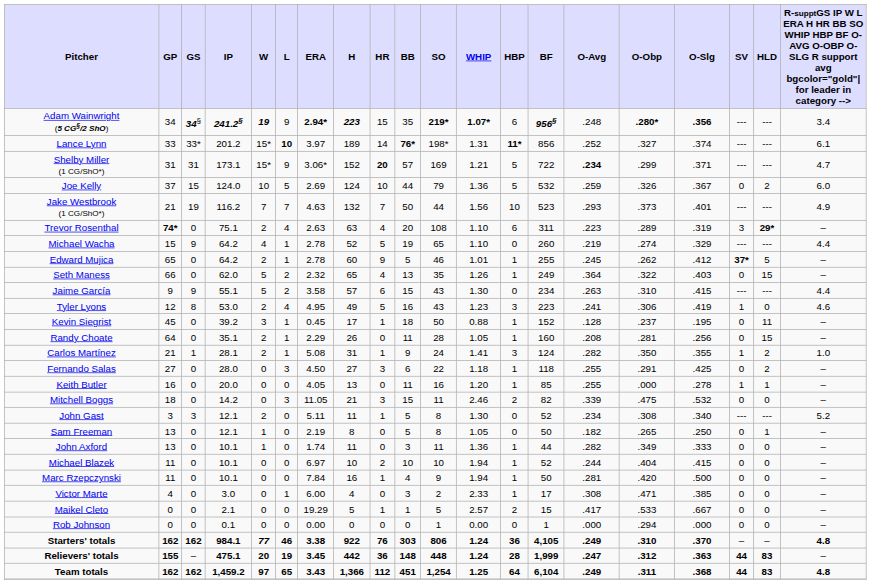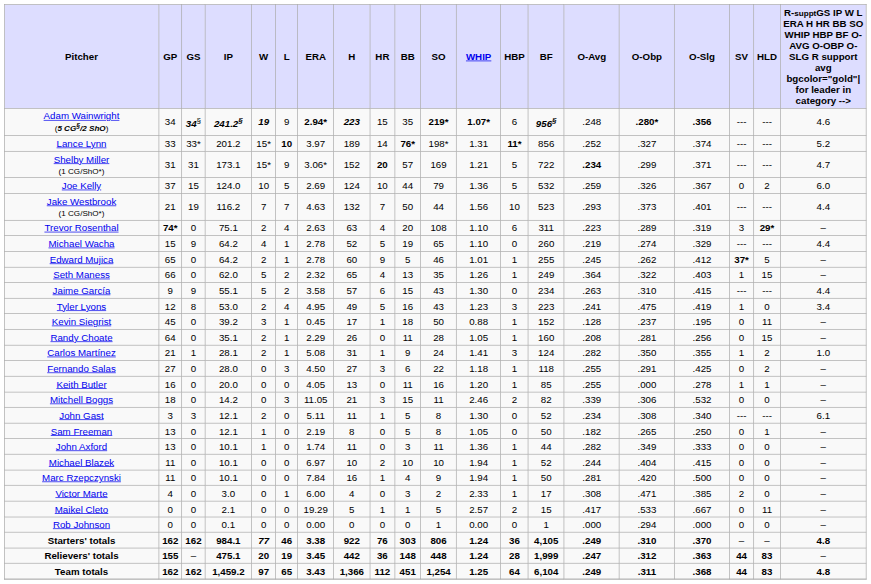(823, 122) 3.4 -> (823, 122) 4.6
(823, 143) 6.1 -> (823, 143) 5.2
(823, 207) 4.9 -> (823, 207) 4.4
(742, 275) 0 -> (742, 275) 1
(647, 306) .306 -> (647, 306) .475
(823, 306) 4.6 -> (823, 306) 3.4
(647, 400) .475 -> (647, 400) .306
(823, 415) 5.2 -> (823, 415) 6.1
(742, 493) 0 -> (742, 493) 2
(767, 509) 0 -> (767, 509) 11
